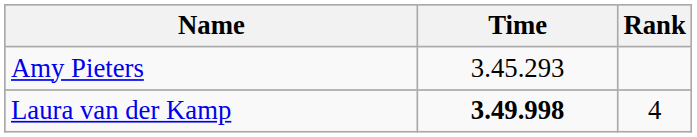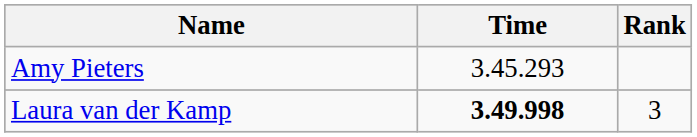(655, 110) 4 -> (655, 110) 3
